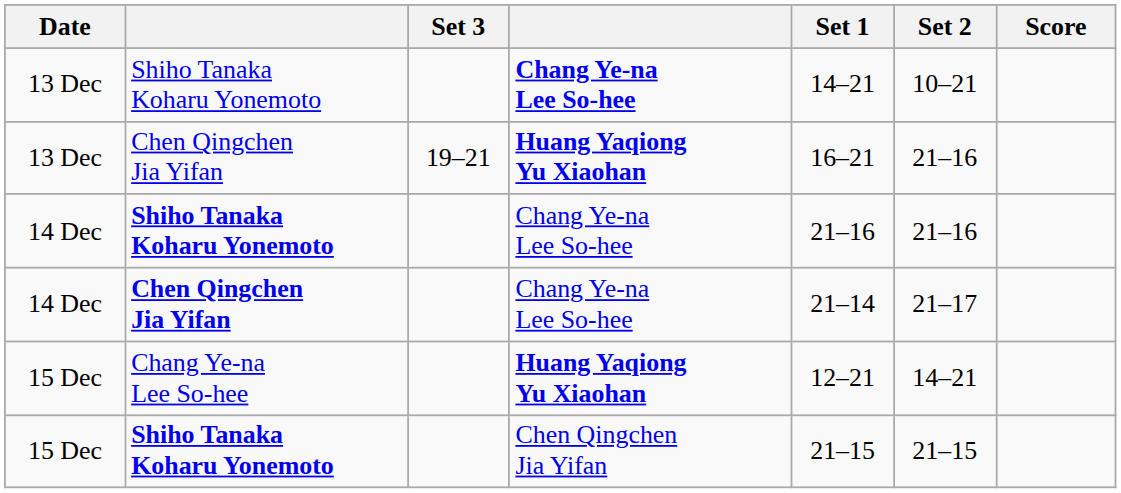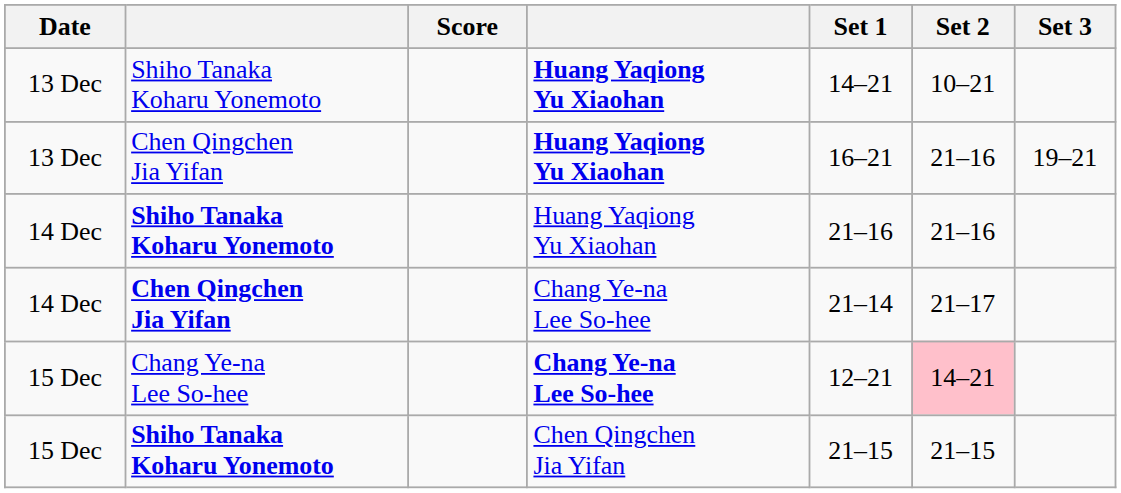columns swapped: (1056, 26) <-> (458, 26)
(587, 84) Chang Ye-na Lee So-hee -> (619, 84) Huang Yaqiong Yu Xiaohan
(582, 231) Chang Ye-na Lee So-hee -> (614, 231) Huang Yaqiong Yu Xiaohan
(601, 377) Huang Yaqiong Yu Xiaohan -> (605, 377) Chang Ye-na Lee So-hee
(945, 377) no background -> (963, 377) pink background
